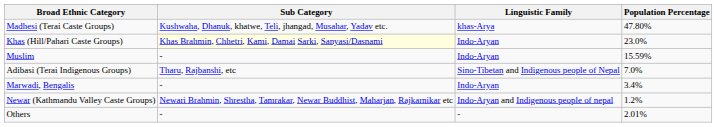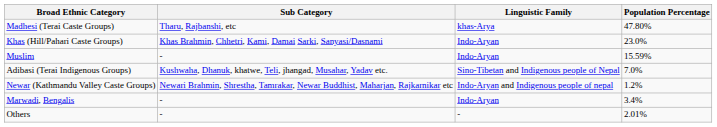(274, 26) Kushwaha, Dhanuk, khatwe, Teli, jhangad, Musahar, Yadav etc. -> (198, 26) Tharu, Rajbanshi, etc
(271, 41) lightyellow background -> (271, 41) no background
(198, 71) Tharu, Rajbanshi, etc -> (274, 71) Kushwaha, Dhanuk, khatwe, Teli, jhangad, Musahar, Yadav etc.
rows swapped: (81, 100) <-> (40, 85)
